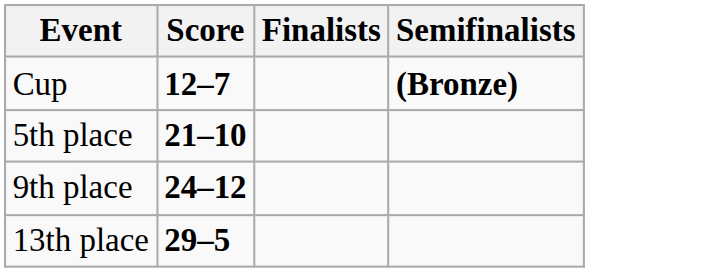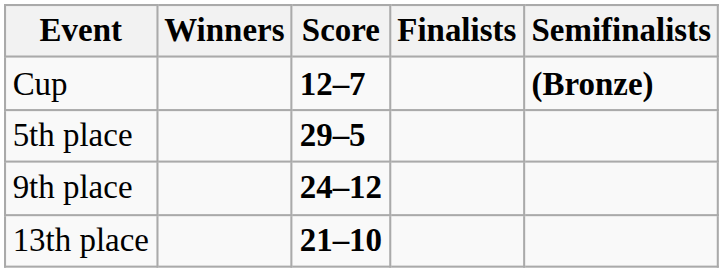+ column: (224, 30)
(205, 135) 21–10 -> (333, 135) 29–5
(197, 239) 29–5 -> (341, 239) 21–10
